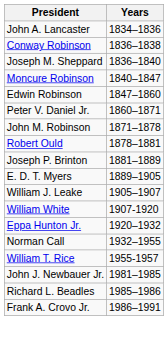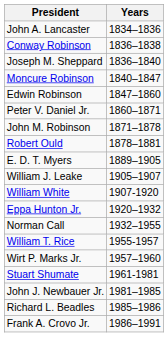- row: (47, 160)
+ row: (44, 259)
+ row: (43, 275)
